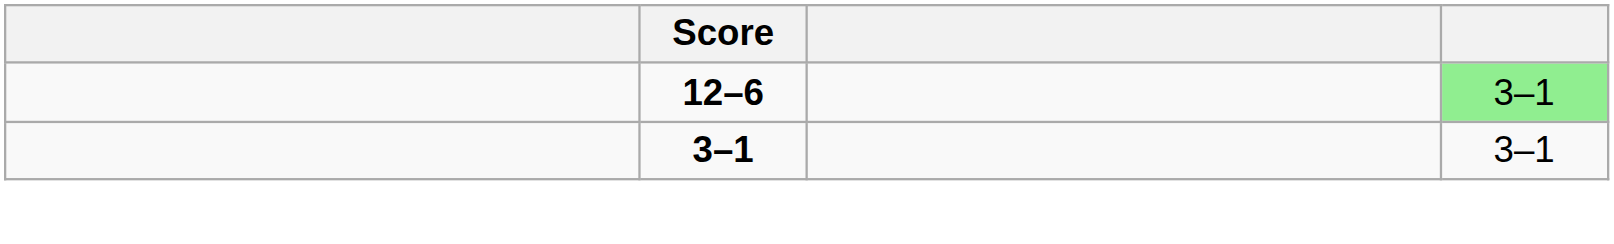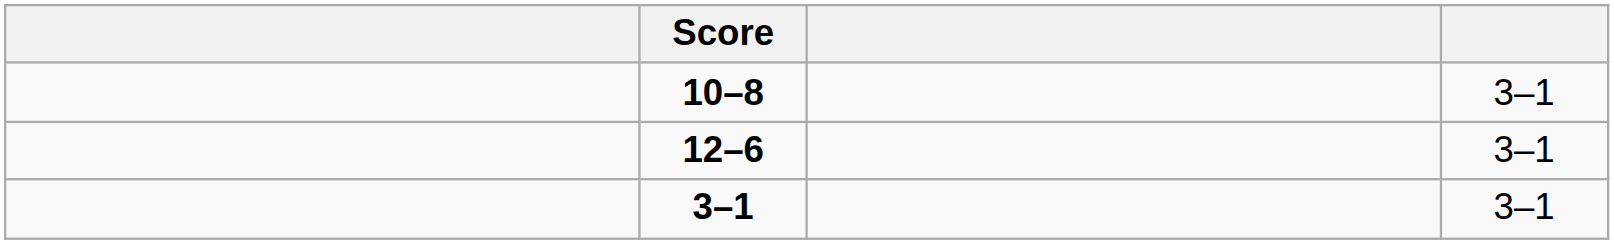+ row: (723, 91)
(1524, 91) lightgreen background -> (1524, 149) no background
